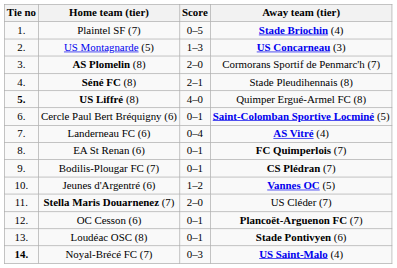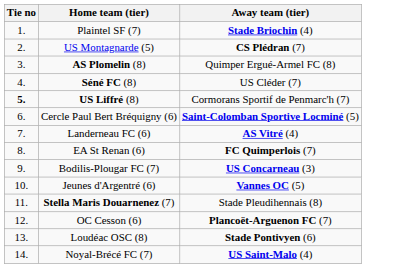- column: (195, 13)
(301, 47) US Concarneau (3) -> (270, 47) CS Plédran (7)
(301, 64) Cormorans Sportif de Penmarc'h (7) -> (270, 64) Quimper Ergué-Armel FC (8)
(301, 82) Stade Pleudihennais (8) -> (270, 82) US Cléder (7)
(301, 99) Quimper Ergué-Armel FC (8) -> (270, 99) Cormorans Sportif de Penmarc'h (7)
(301, 168) CS Plédran (7) -> (270, 168) US Concarneau (3)
(301, 202) US Cléder (7) -> (270, 202) Stade Pleudihennais (8)
(21, 254) bold -> (21, 254) normal
